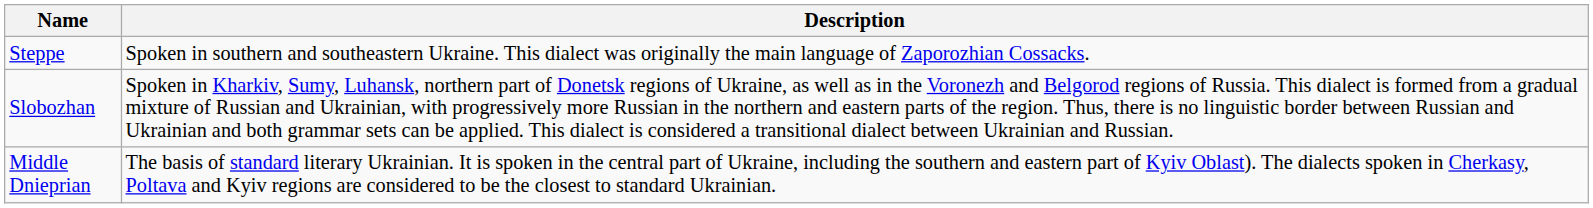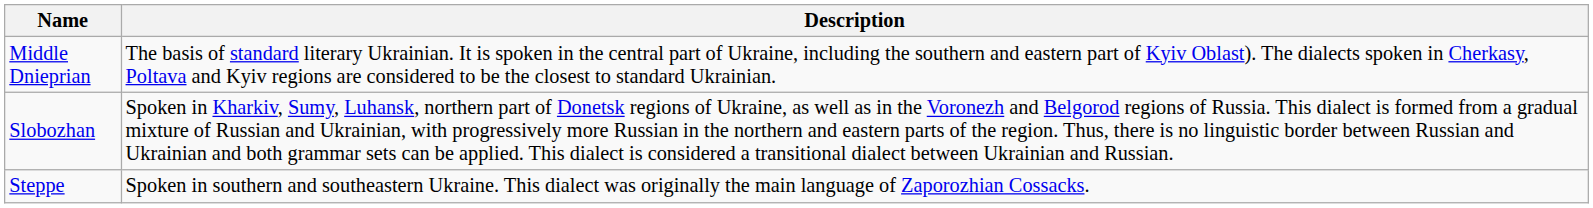rows swapped: (50, 174) <-> (37, 52)
